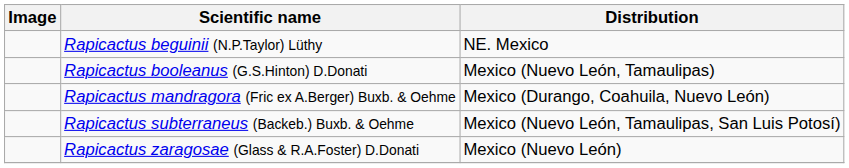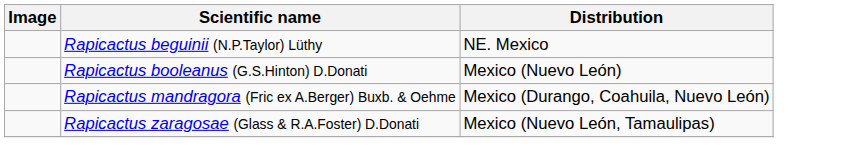(589, 70) Mexico (Nuevo León, Tamaulipas) -> (542, 70) Mexico (Nuevo León)
- row: (239, 123)
(542, 149) Mexico (Nuevo León) -> (589, 123) Mexico (Nuevo León, Tamaulipas)
